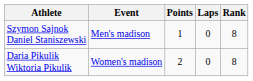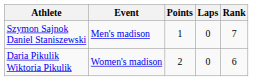(234, 34) 8 -> (234, 34) 7
(234, 62) 8 -> (234, 62) 6
